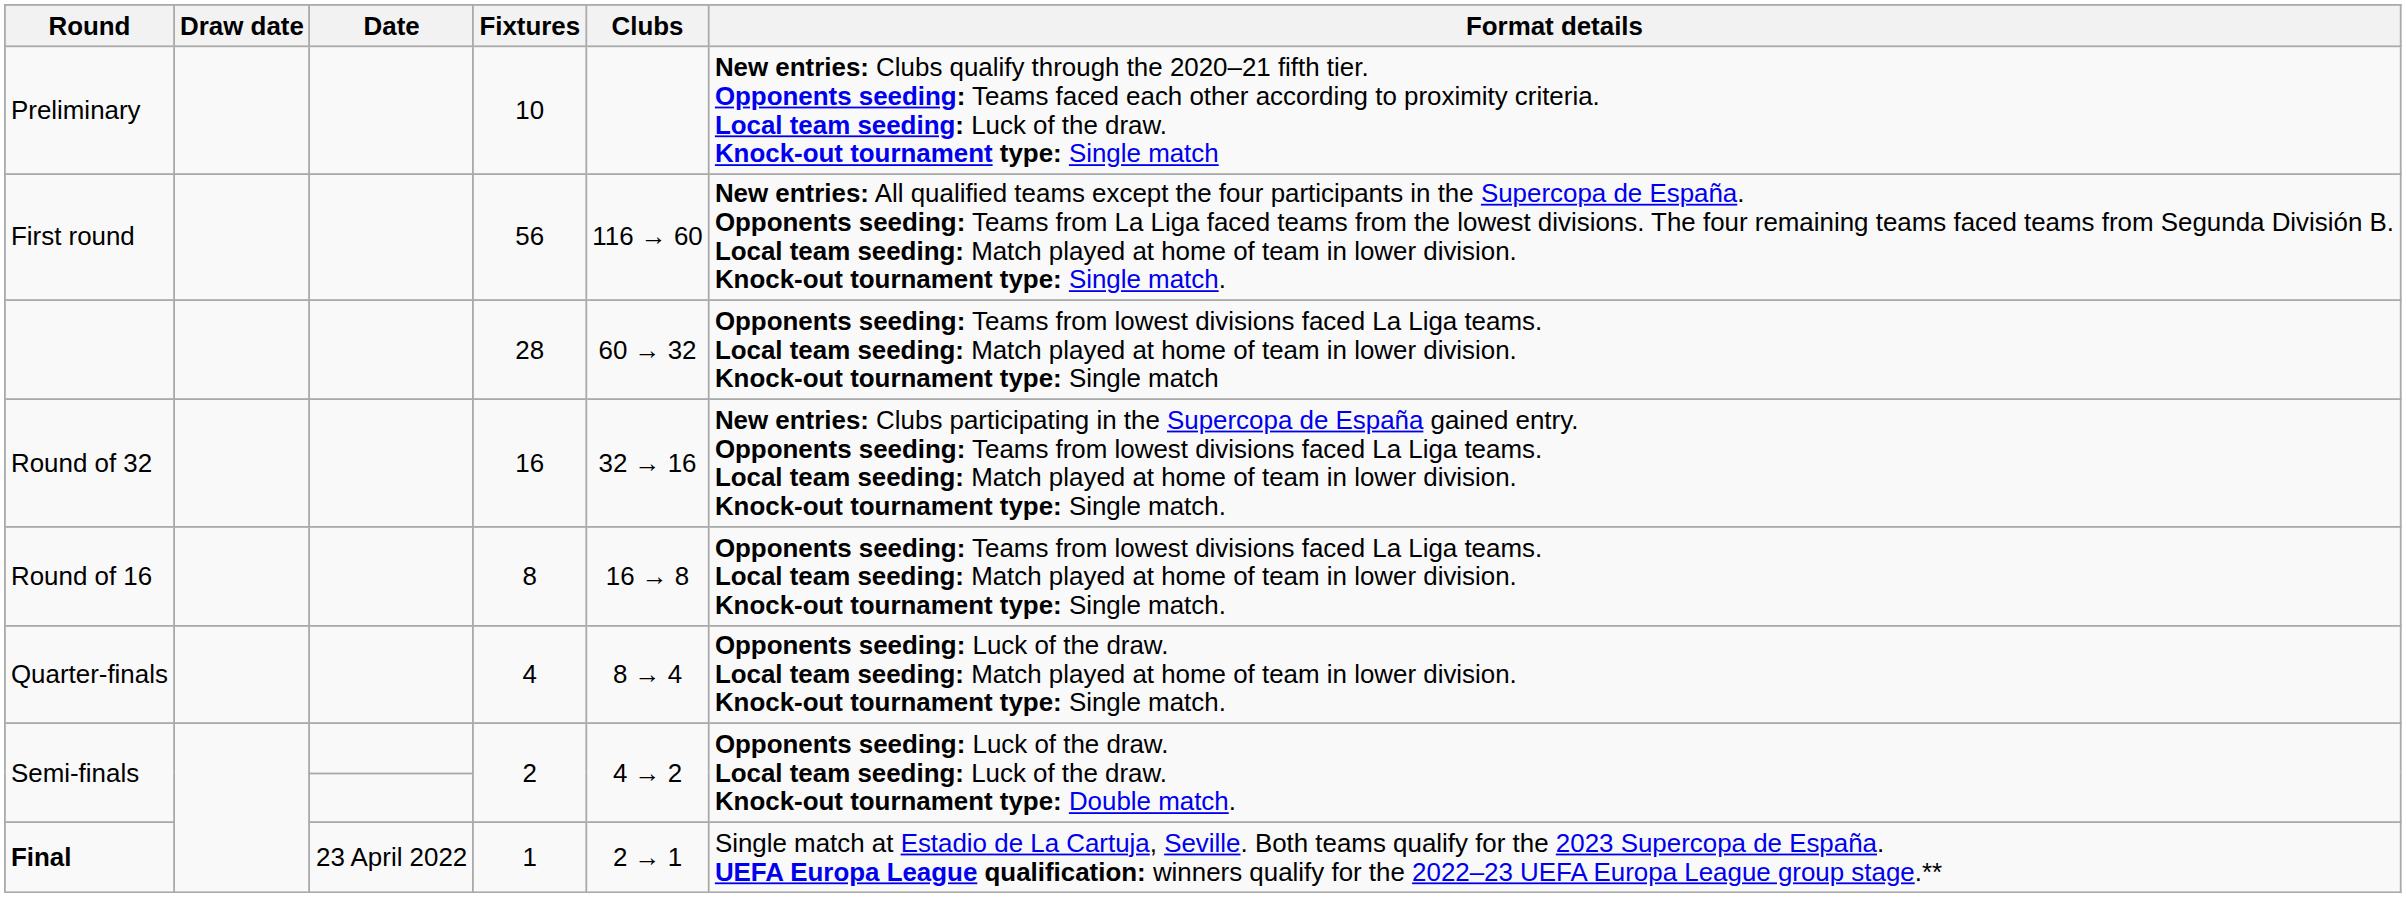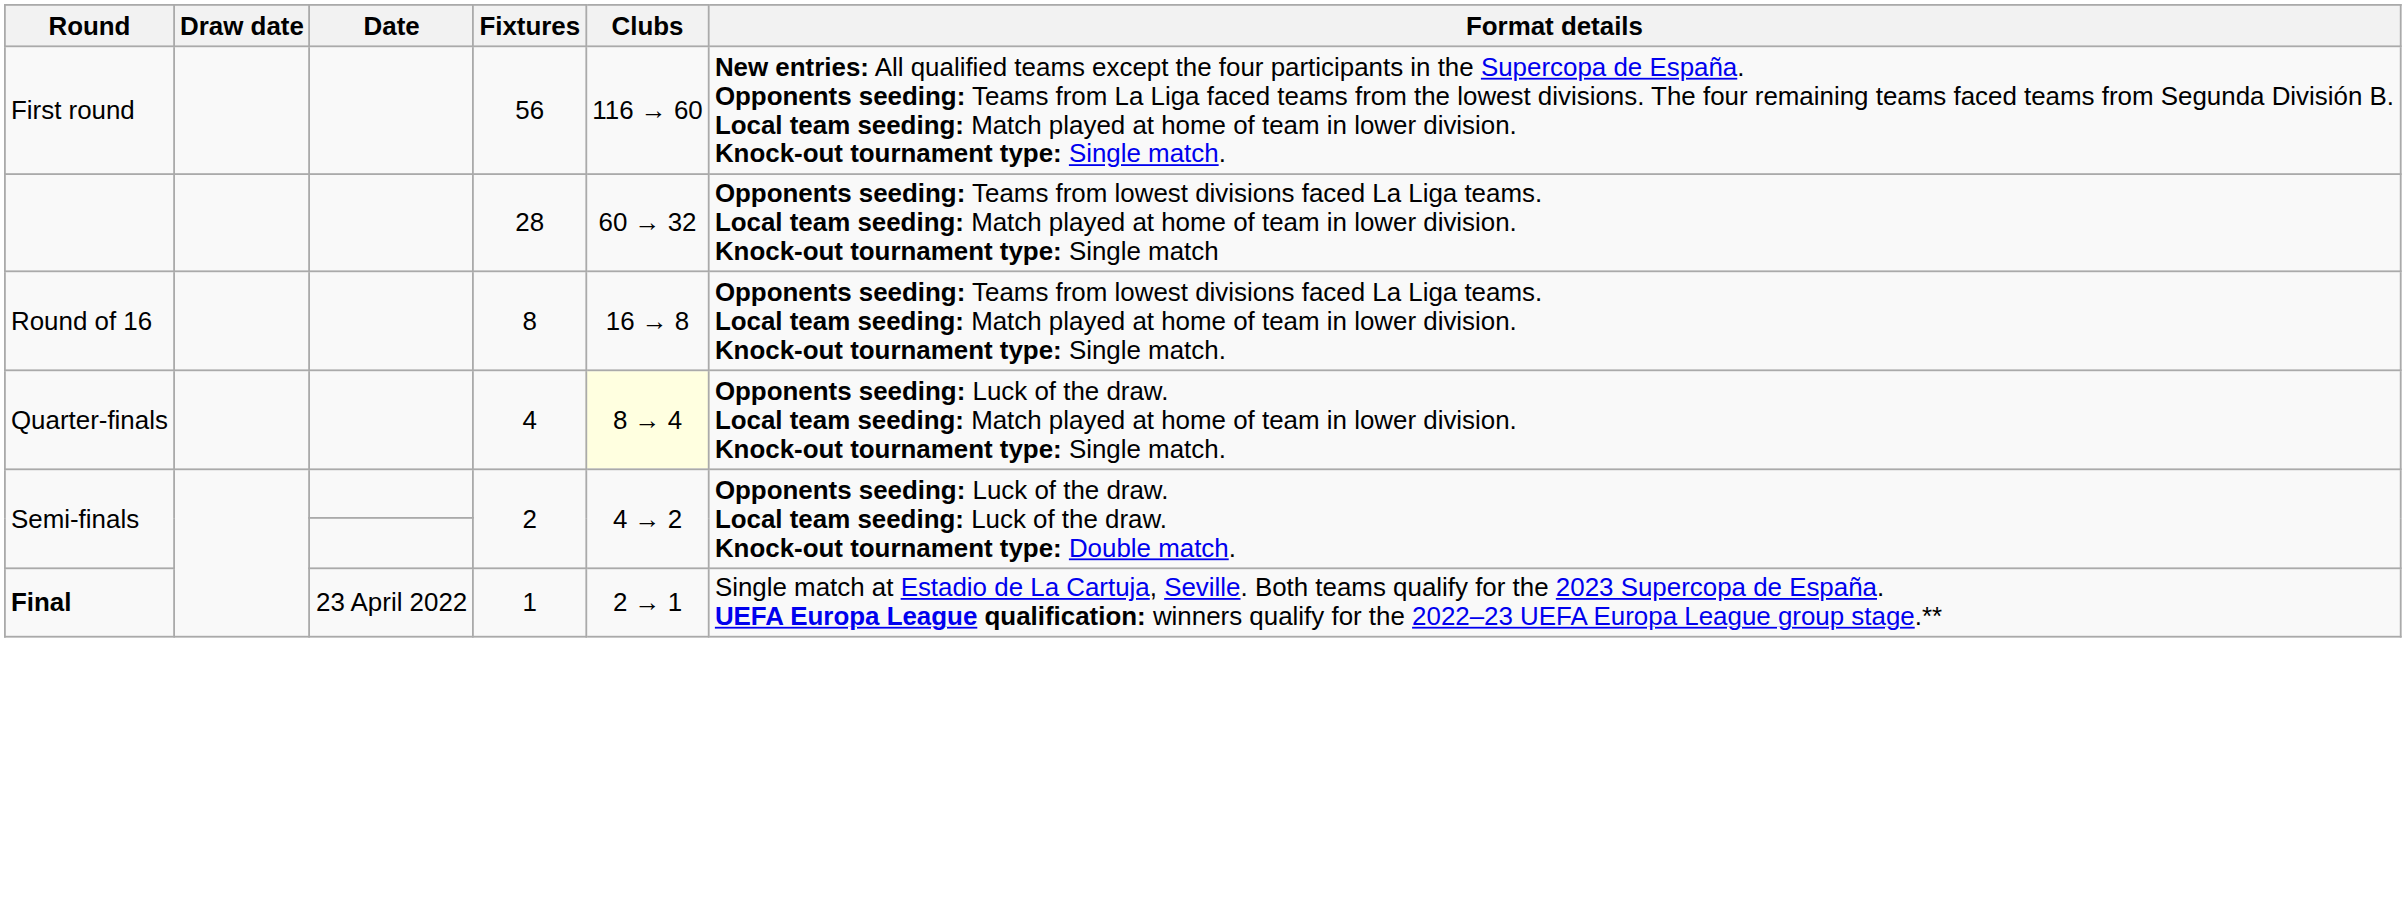- row: (76, 110)
- row: (82, 463)
(648, 675) no background -> (648, 420) lightyellow background
